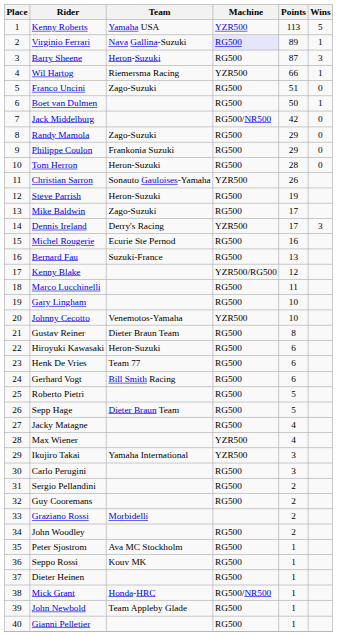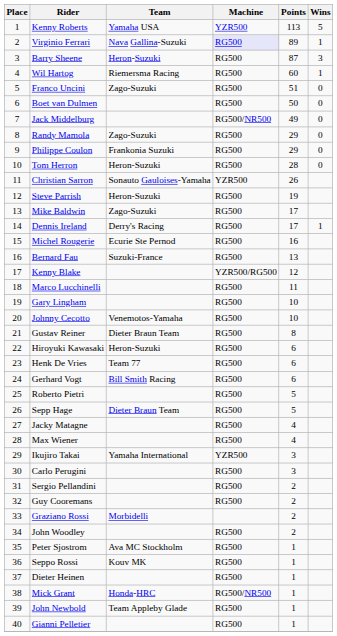(231, 73) YZR500 -> (228, 73) RG500
(293, 73) 66 -> (293, 73) 60
(320, 104) 1 -> (320, 104) 0
(293, 119) 42 -> (293, 119) 49
(231, 226) YZR500 -> (228, 226) RG500
(320, 226) 3 -> (320, 226) 1
(231, 318) YZR500 -> (228, 318) RG500
(231, 440) YZR500 -> (228, 440) RG500
